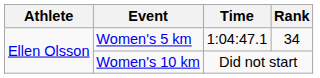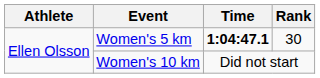(237, 39) normal -> (238, 39) bold
(292, 39) 34 -> (293, 39) 30
